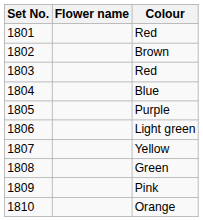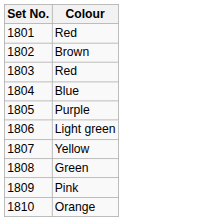- column: (92, 14)
